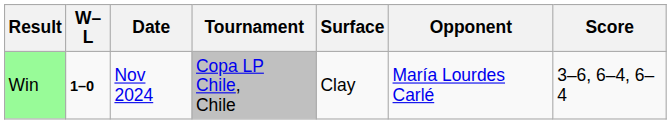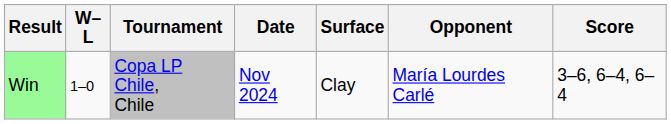columns swapped: (151, 28) <-> (254, 28)
(82, 85) bold -> (82, 86) normal
